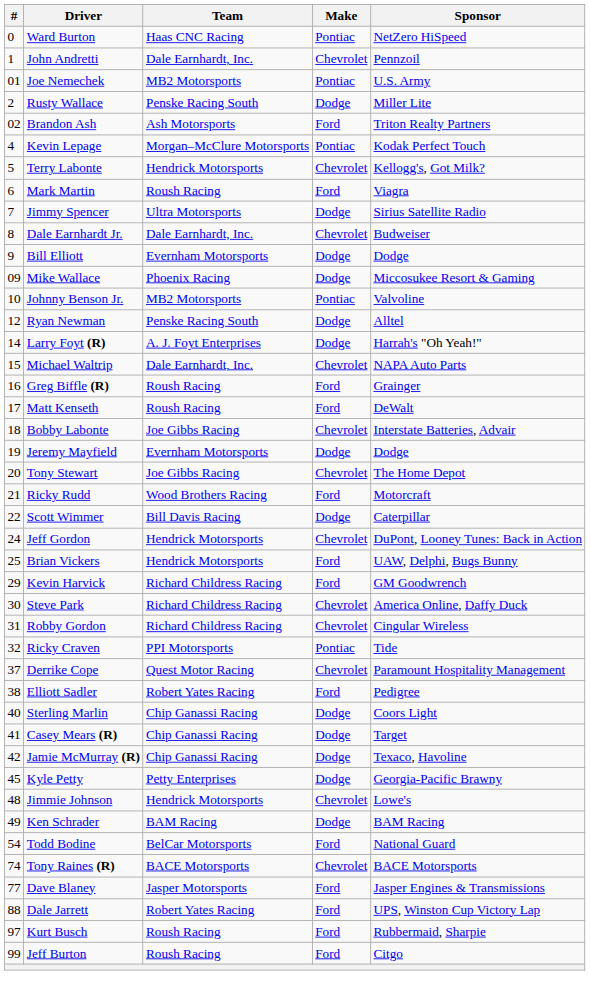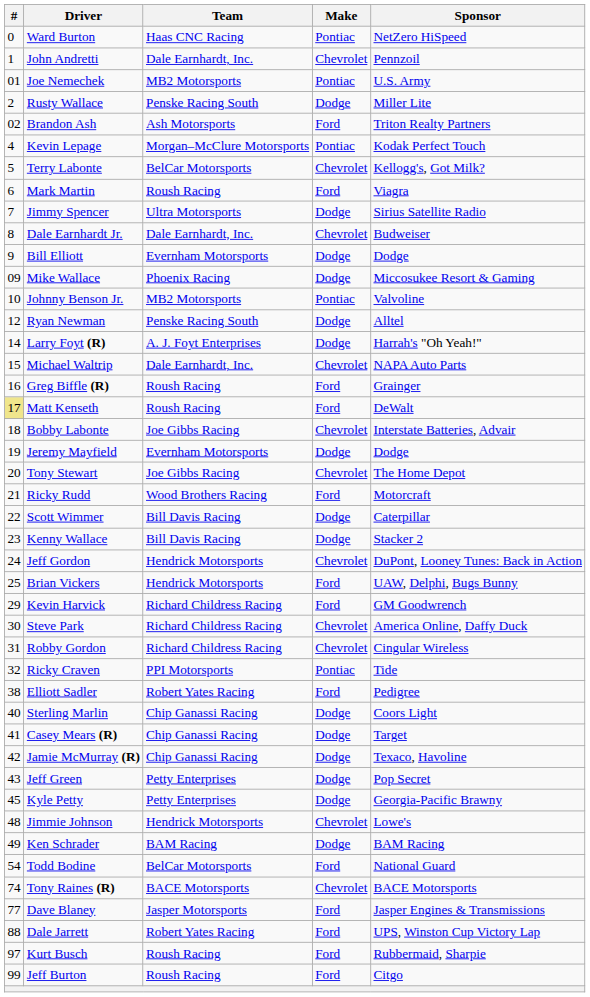(205, 168) Hendrick Motorsports -> (199, 168) BelCar Motorsports
(14, 408) no background -> (14, 408) khaki background
+ row: (67, 538)
- row: (63, 669)
+ row: (54, 778)
